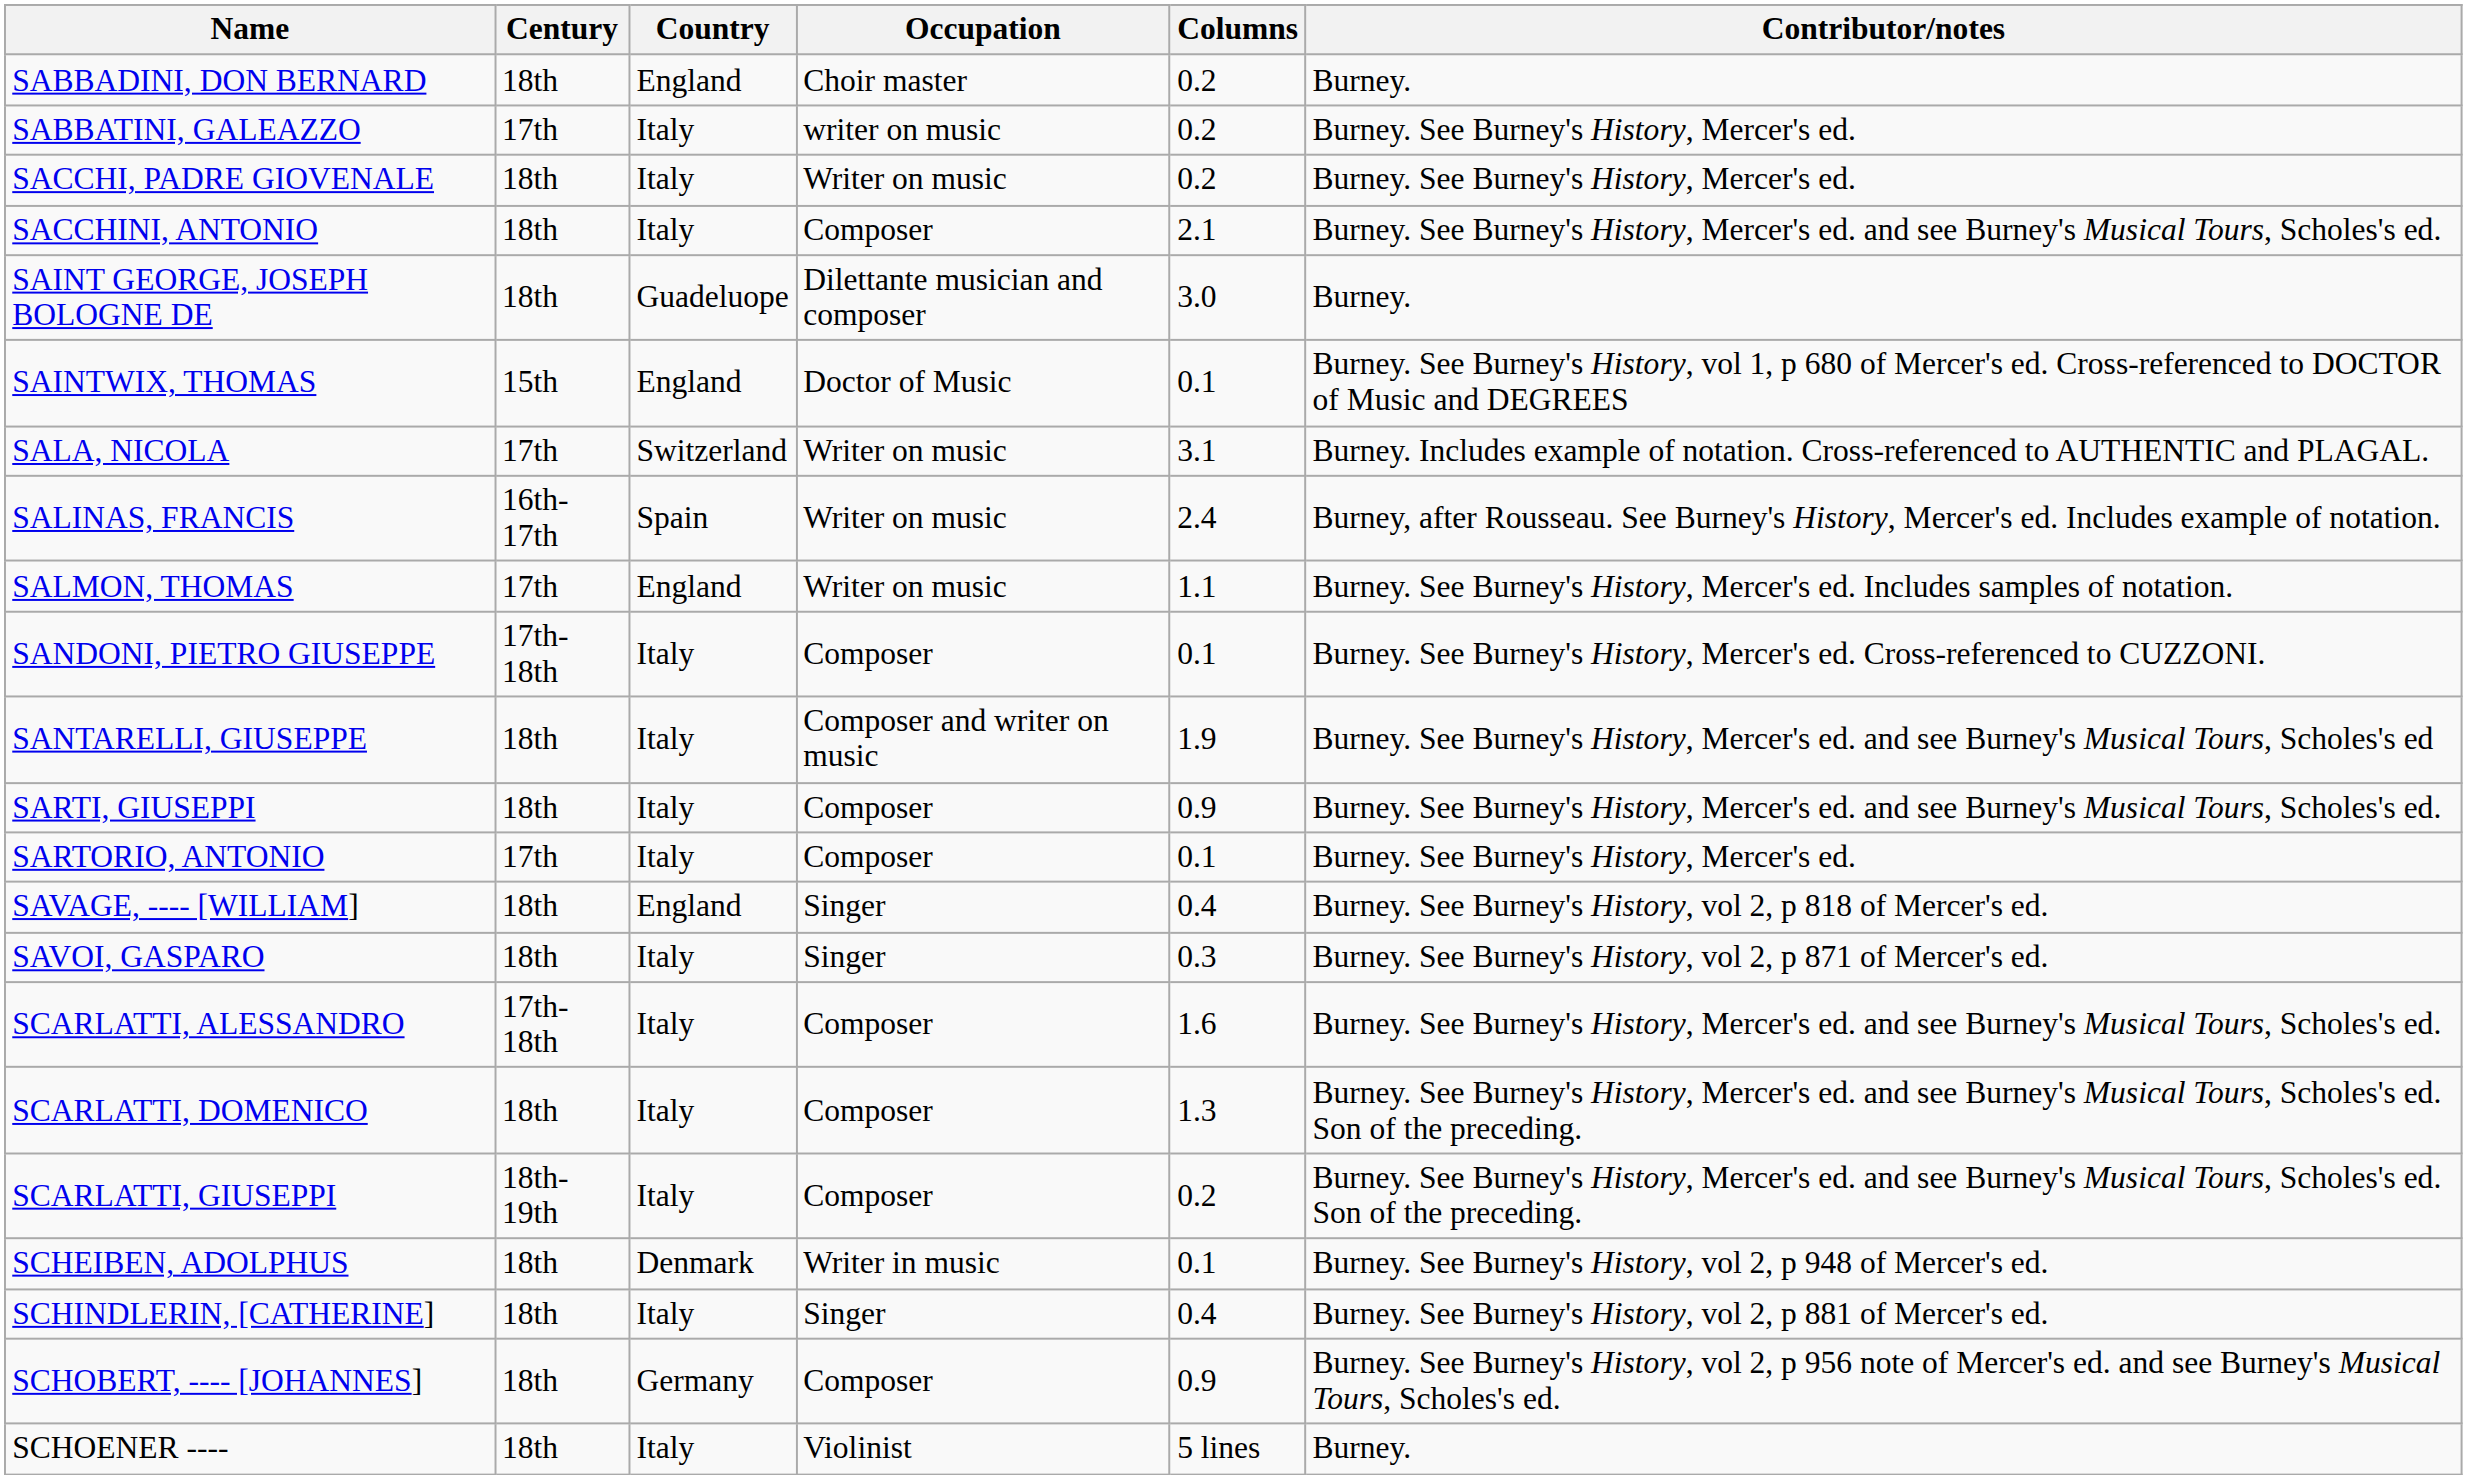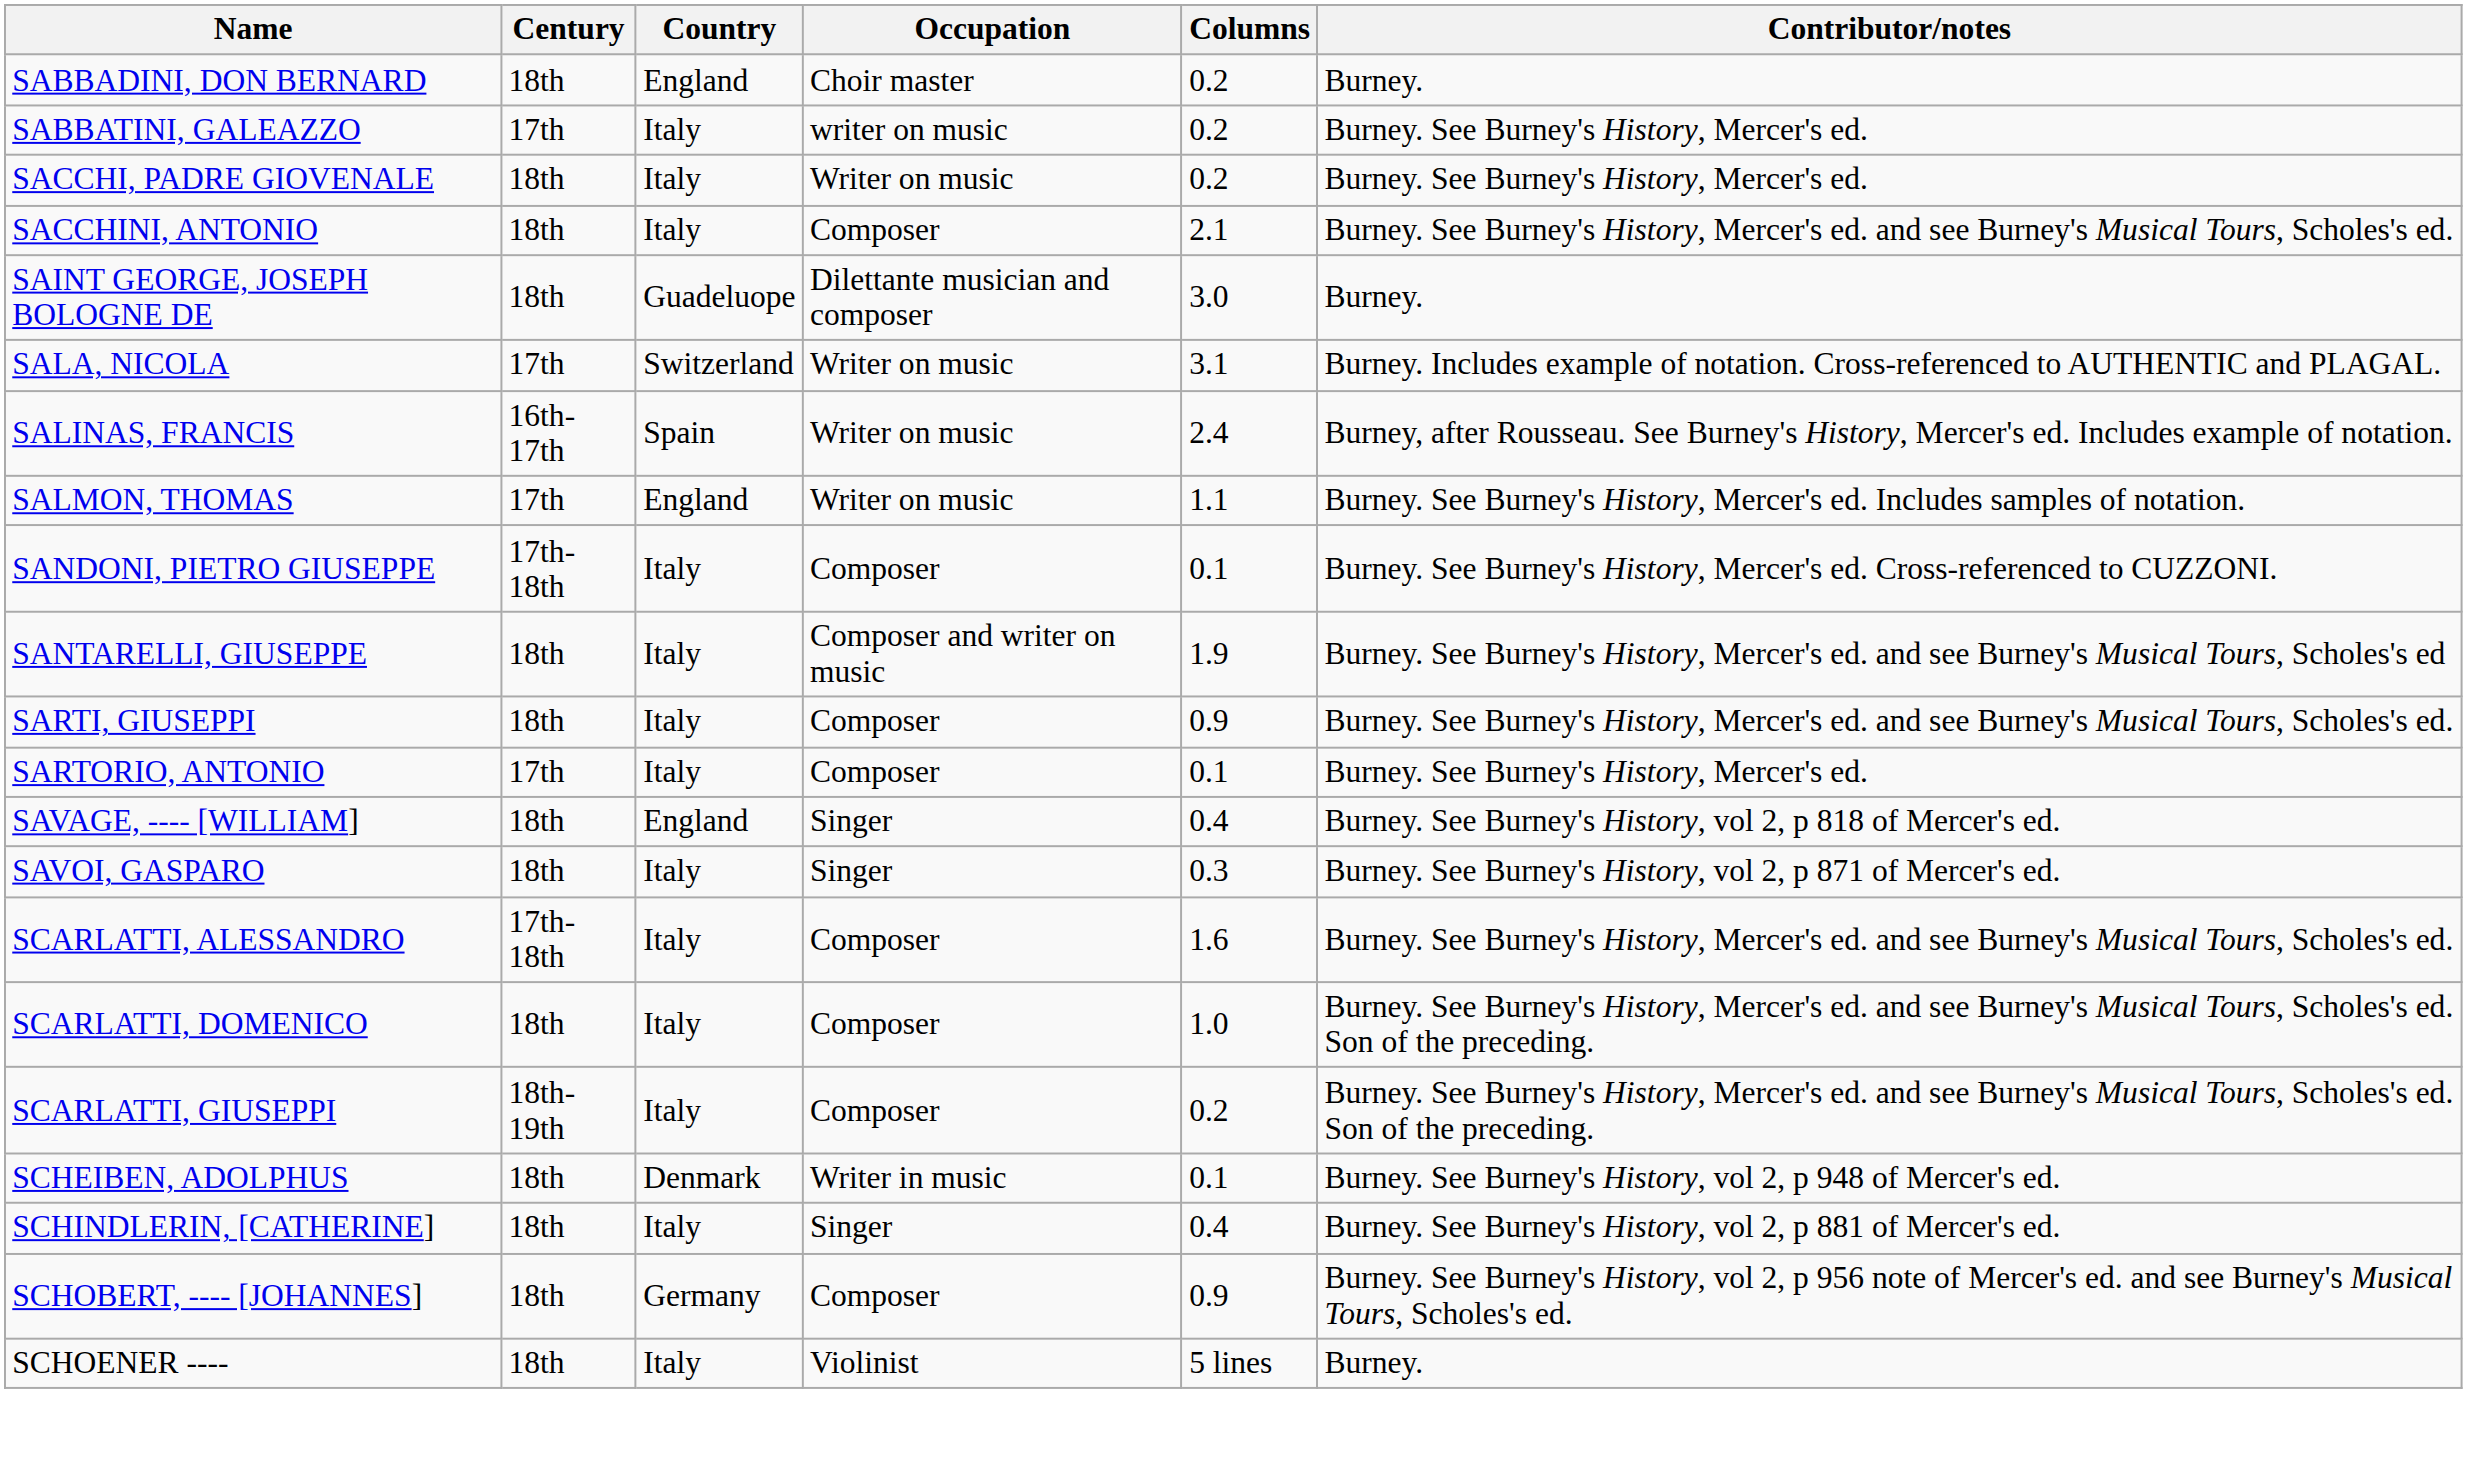- row: (164, 382)
(1197, 1109) 1.3 -> (1209, 1024) 1.0
